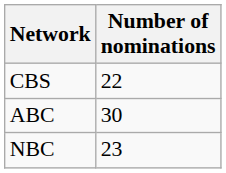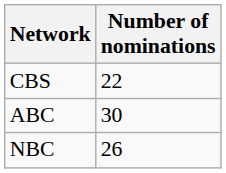(112, 149) 23 -> (112, 149) 26
